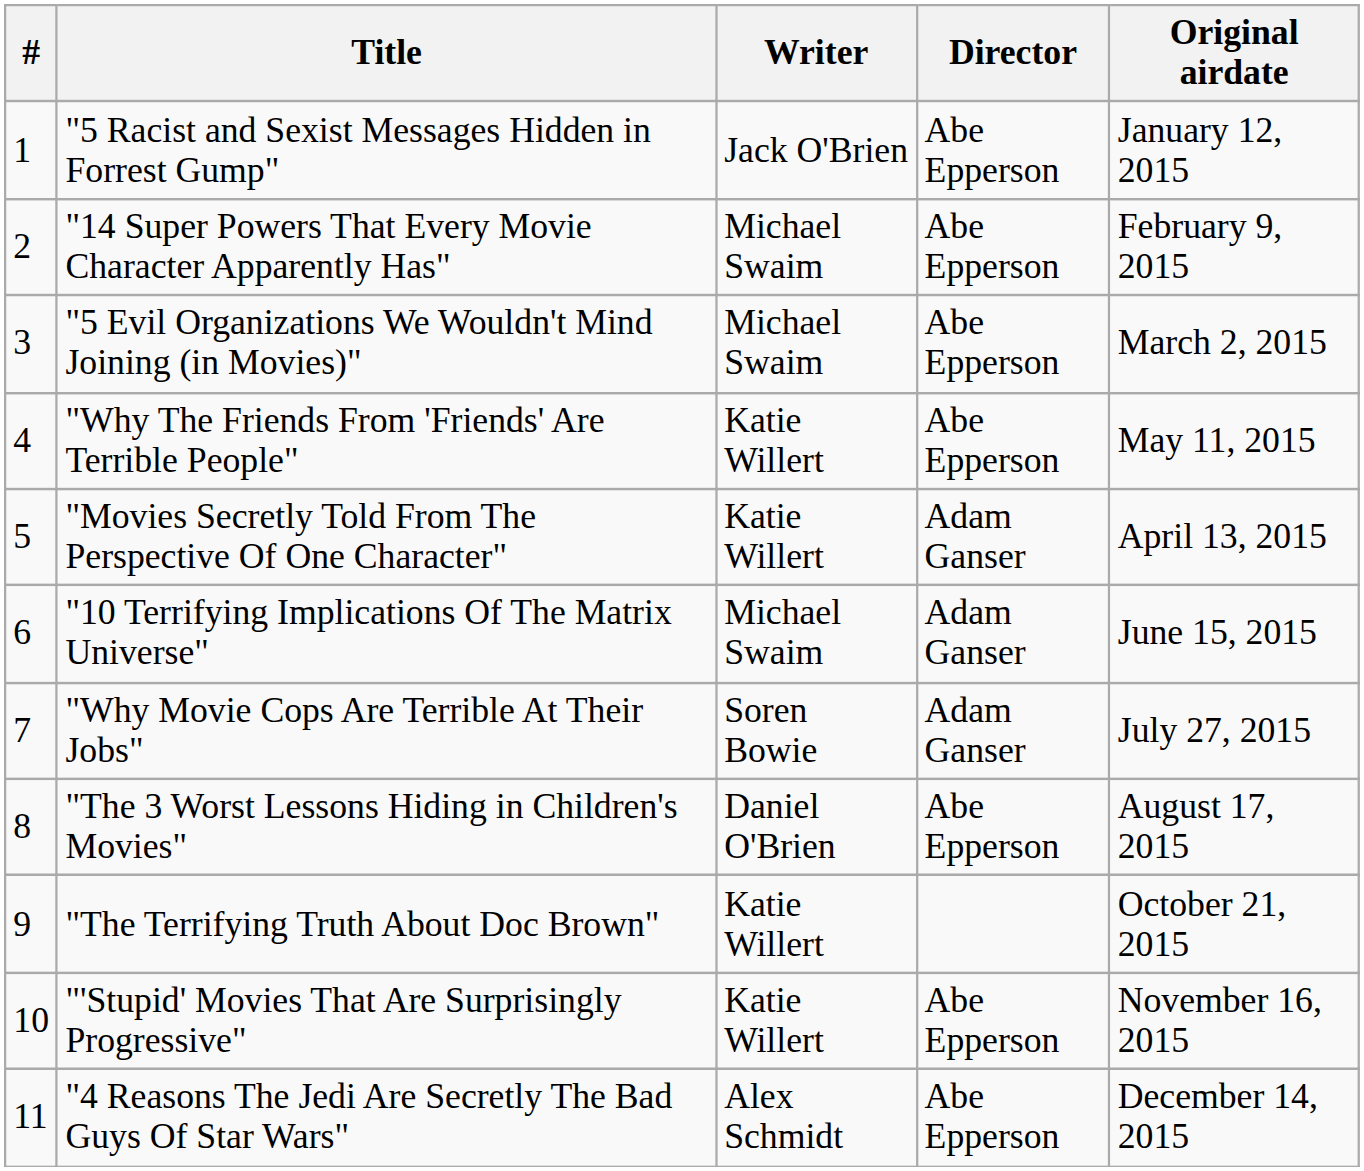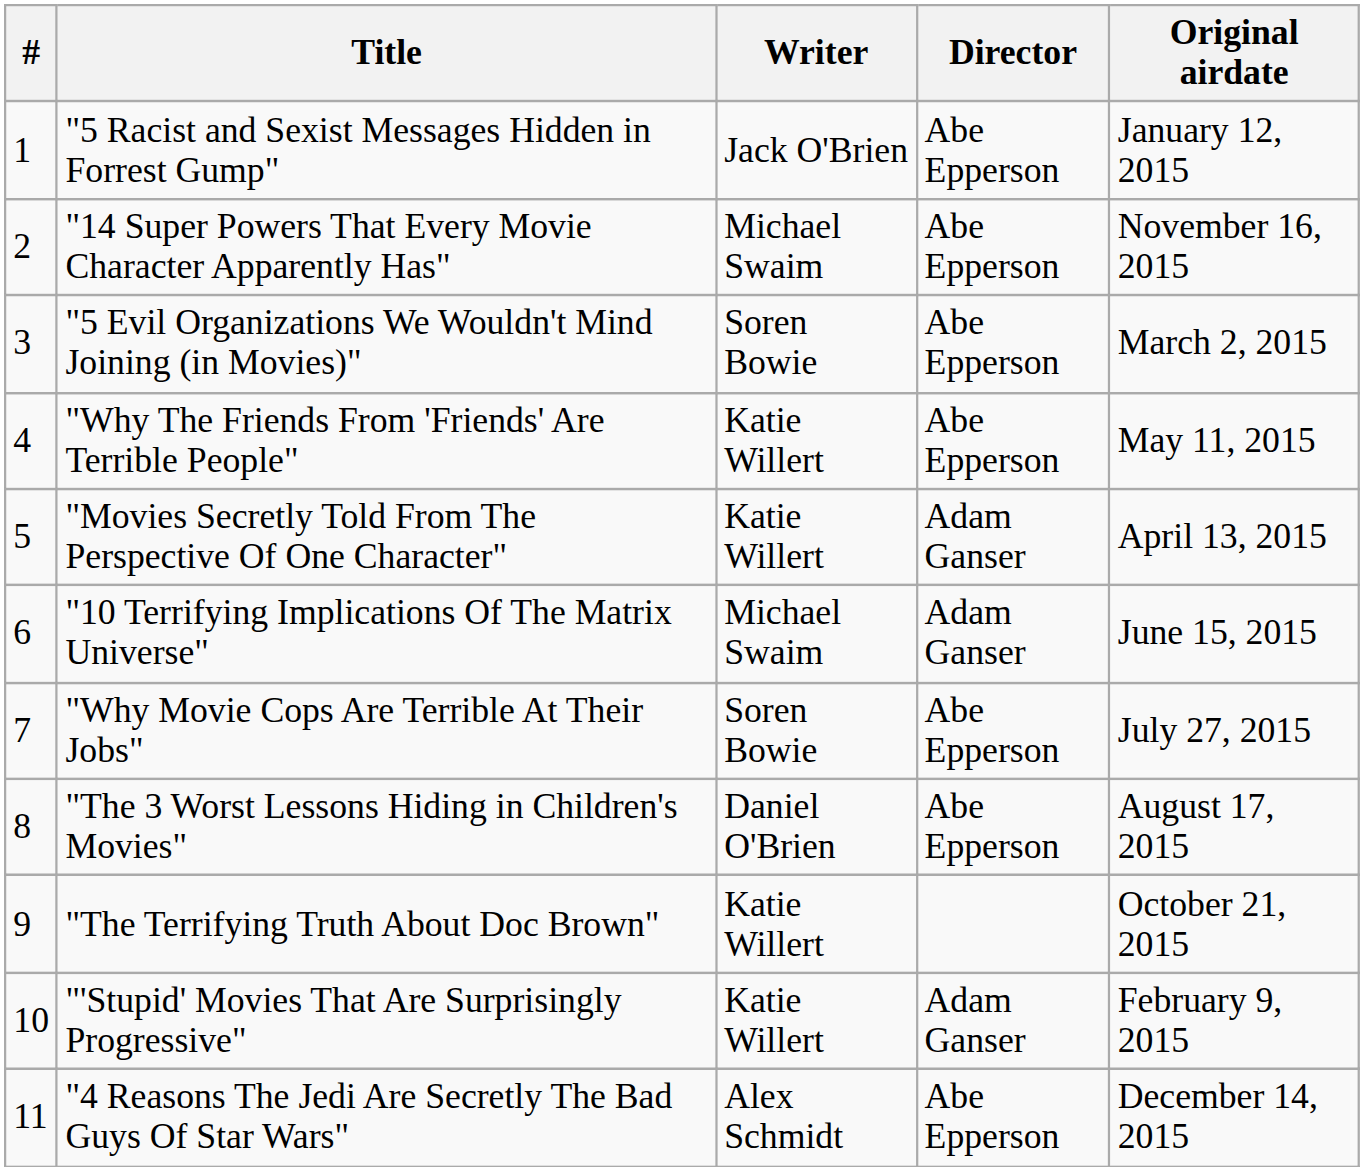(1200, 246) February 9, 2015 -> (1220, 246) November 16, 2015
(783, 343) Michael Swaim -> (771, 343) Soren Bowie
(975, 729) Adam Ganser -> (992, 729) Abe Epperson
(992, 1020) Abe Epperson -> (975, 1020) Adam Ganser
(1220, 1020) November 16, 2015 -> (1200, 1020) February 9, 2015
